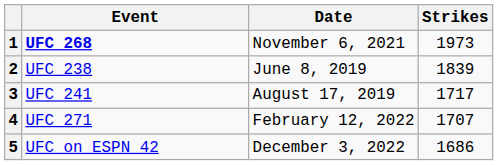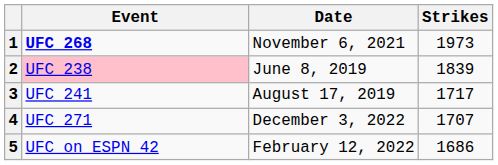(59, 69) no background -> (59, 69) pink background
(334, 121) February 12, 2022 -> (329, 121) December 3, 2022
(329, 147) December 3, 2022 -> (334, 147) February 12, 2022
